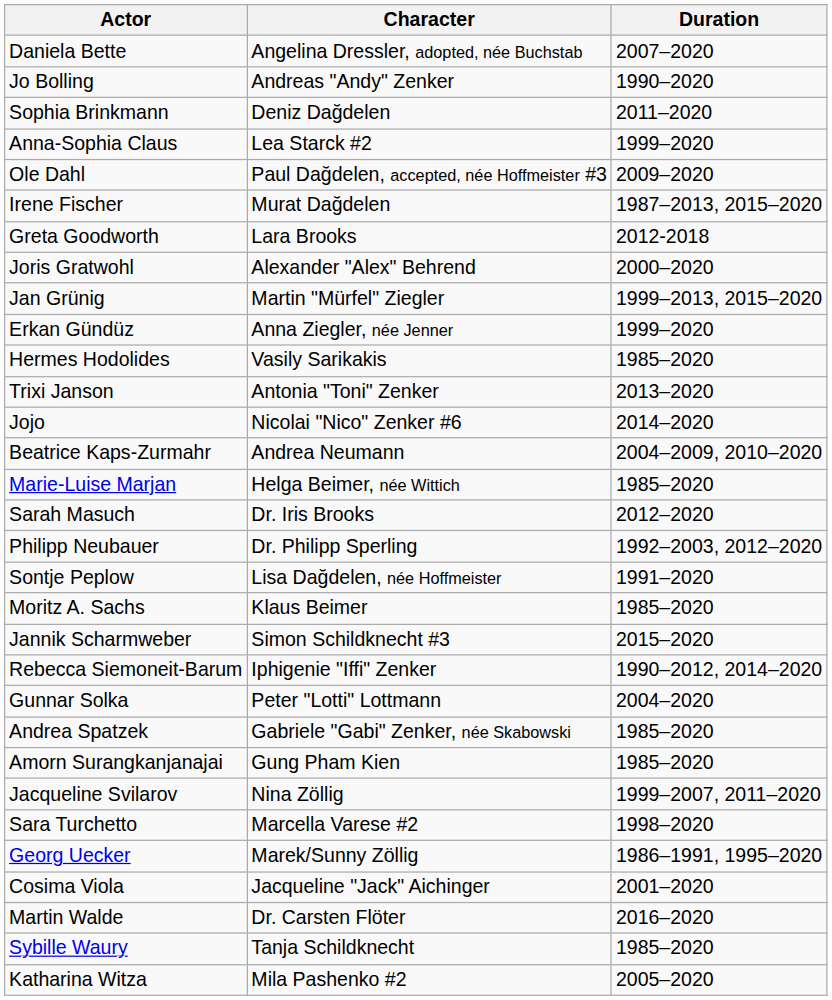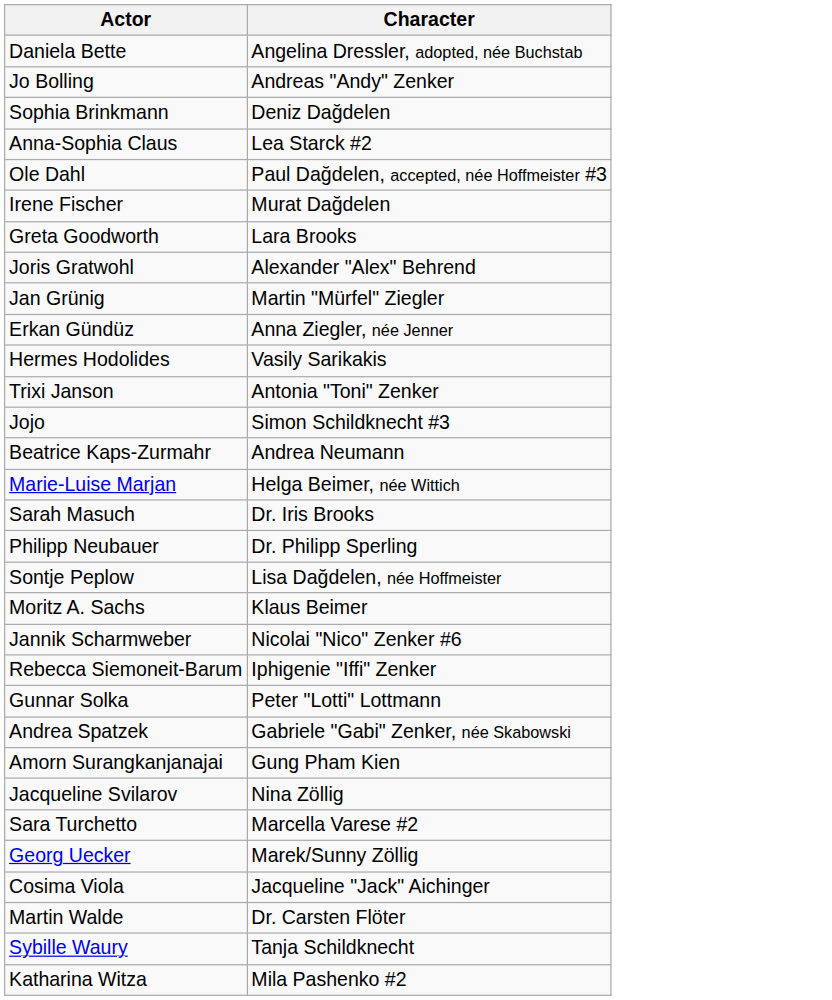- column: (719, 19)
(356, 422) Nicolai "Nico" Zenker #6 -> (351, 422) Simon Schildknecht #3
(351, 639) Simon Schildknecht #3 -> (356, 639) Nicolai "Nico" Zenker #6
